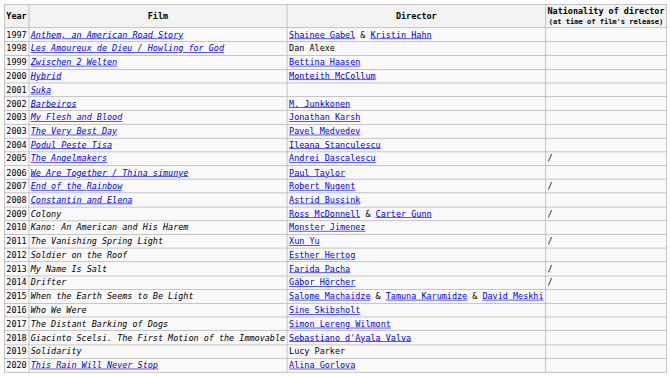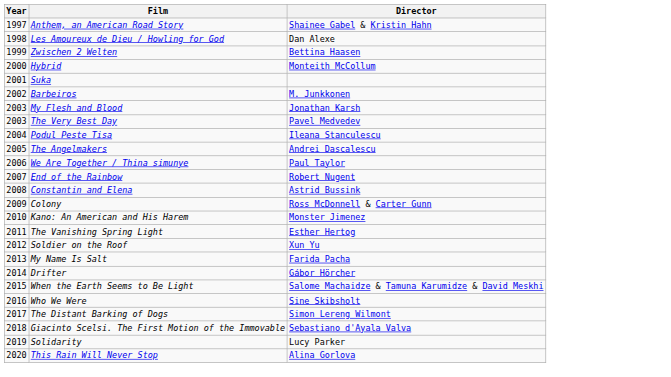- column: (606, 16)
(304, 241) Xun Yu -> (322, 232) Esther Hertog
(322, 255) Esther Hertog -> (304, 245) Xun Yu
